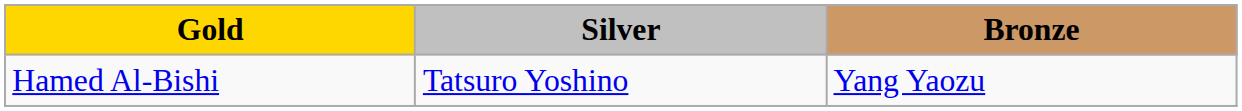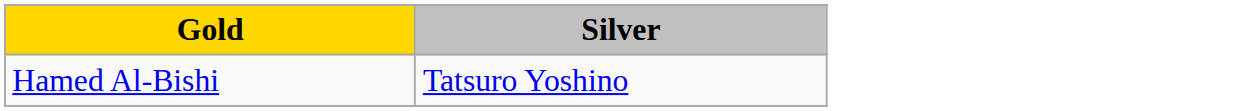- column: (1031, 29)
